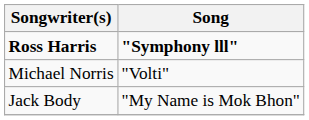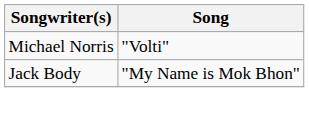- row: (52, 45)
